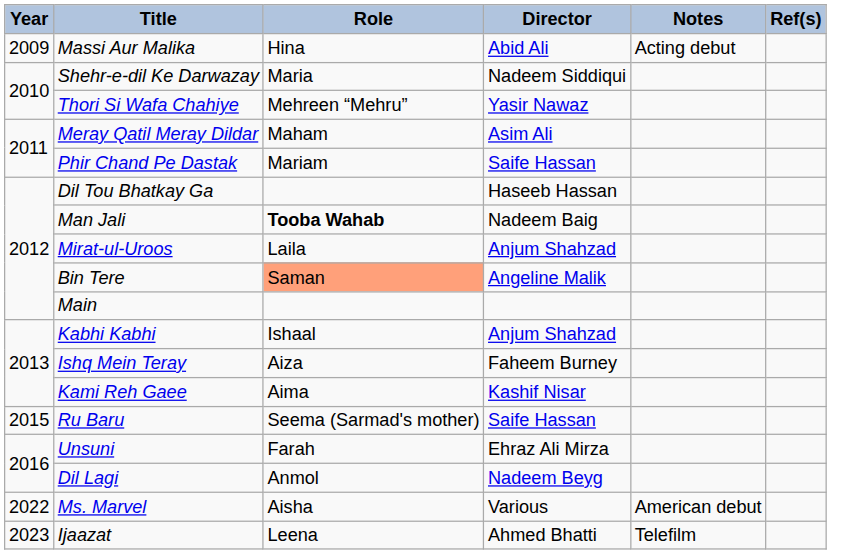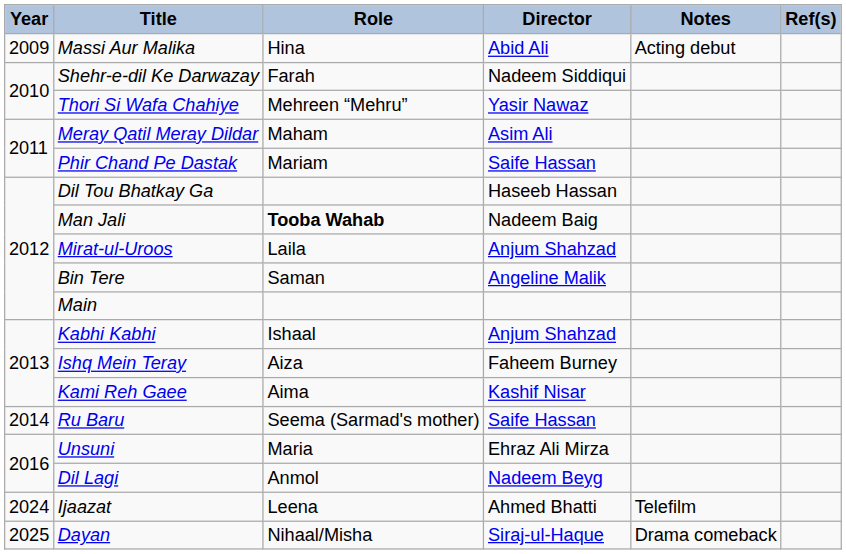(290, 77) Maria -> (291, 77) Farah
(296, 277) lightsalmon background -> (296, 277) no background
(29, 421) 2015 -> (29, 421) 2014
(291, 449) Farah -> (290, 449) Maria
- row: (102, 507)
(29, 535) 2023 -> (29, 507) 2024
+ row: (84, 535)
